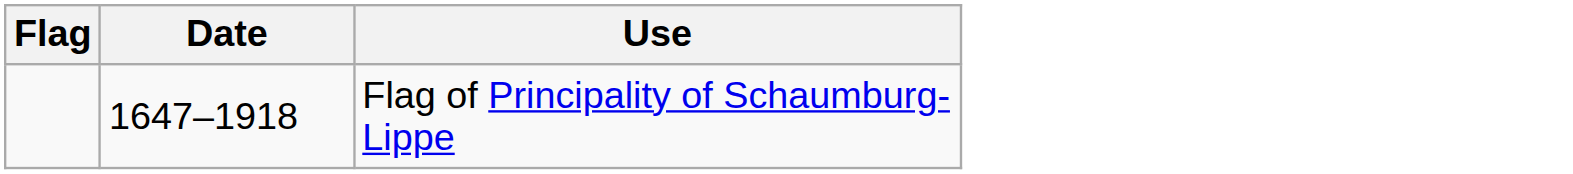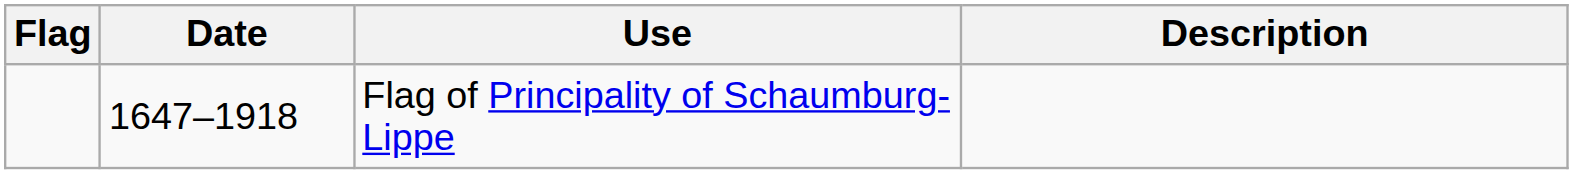+ column: (1265, 34)
